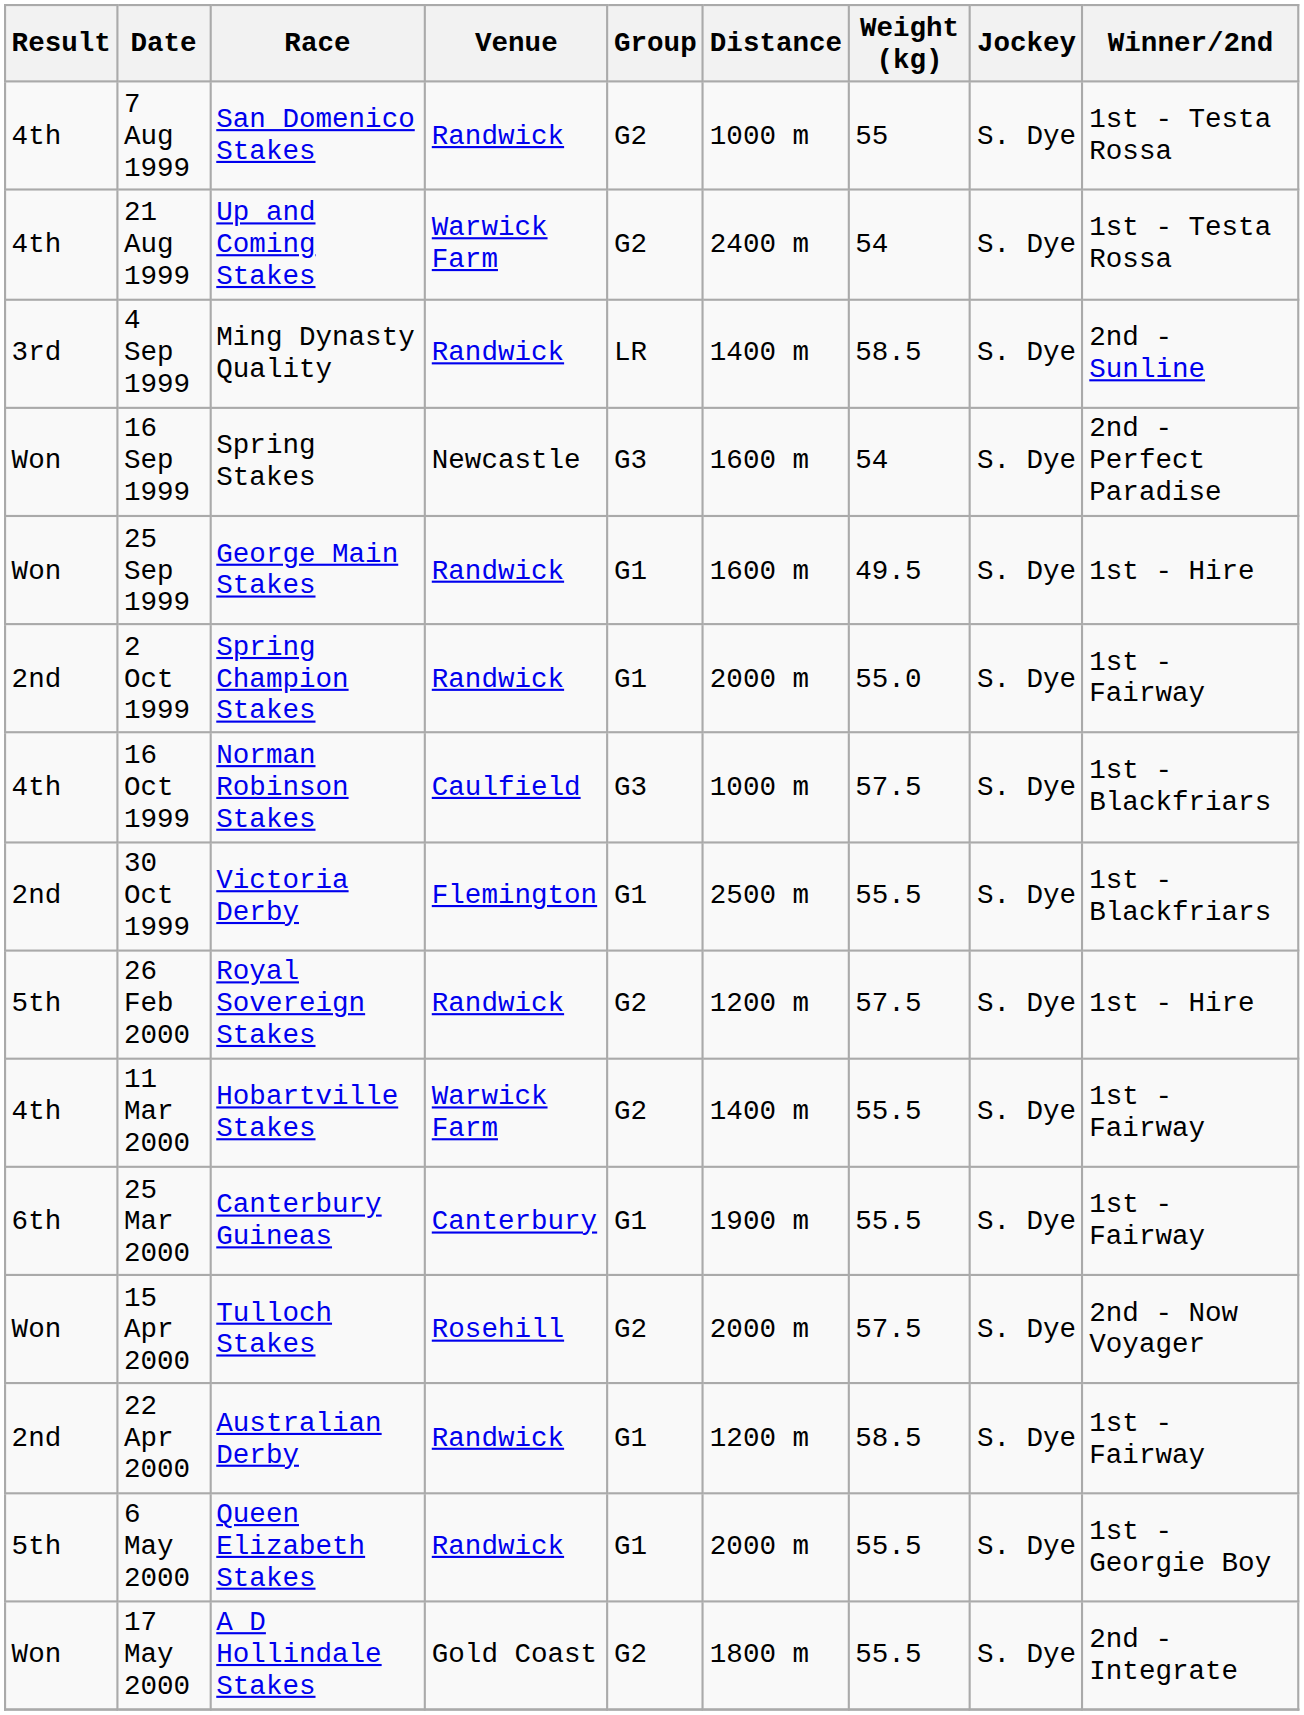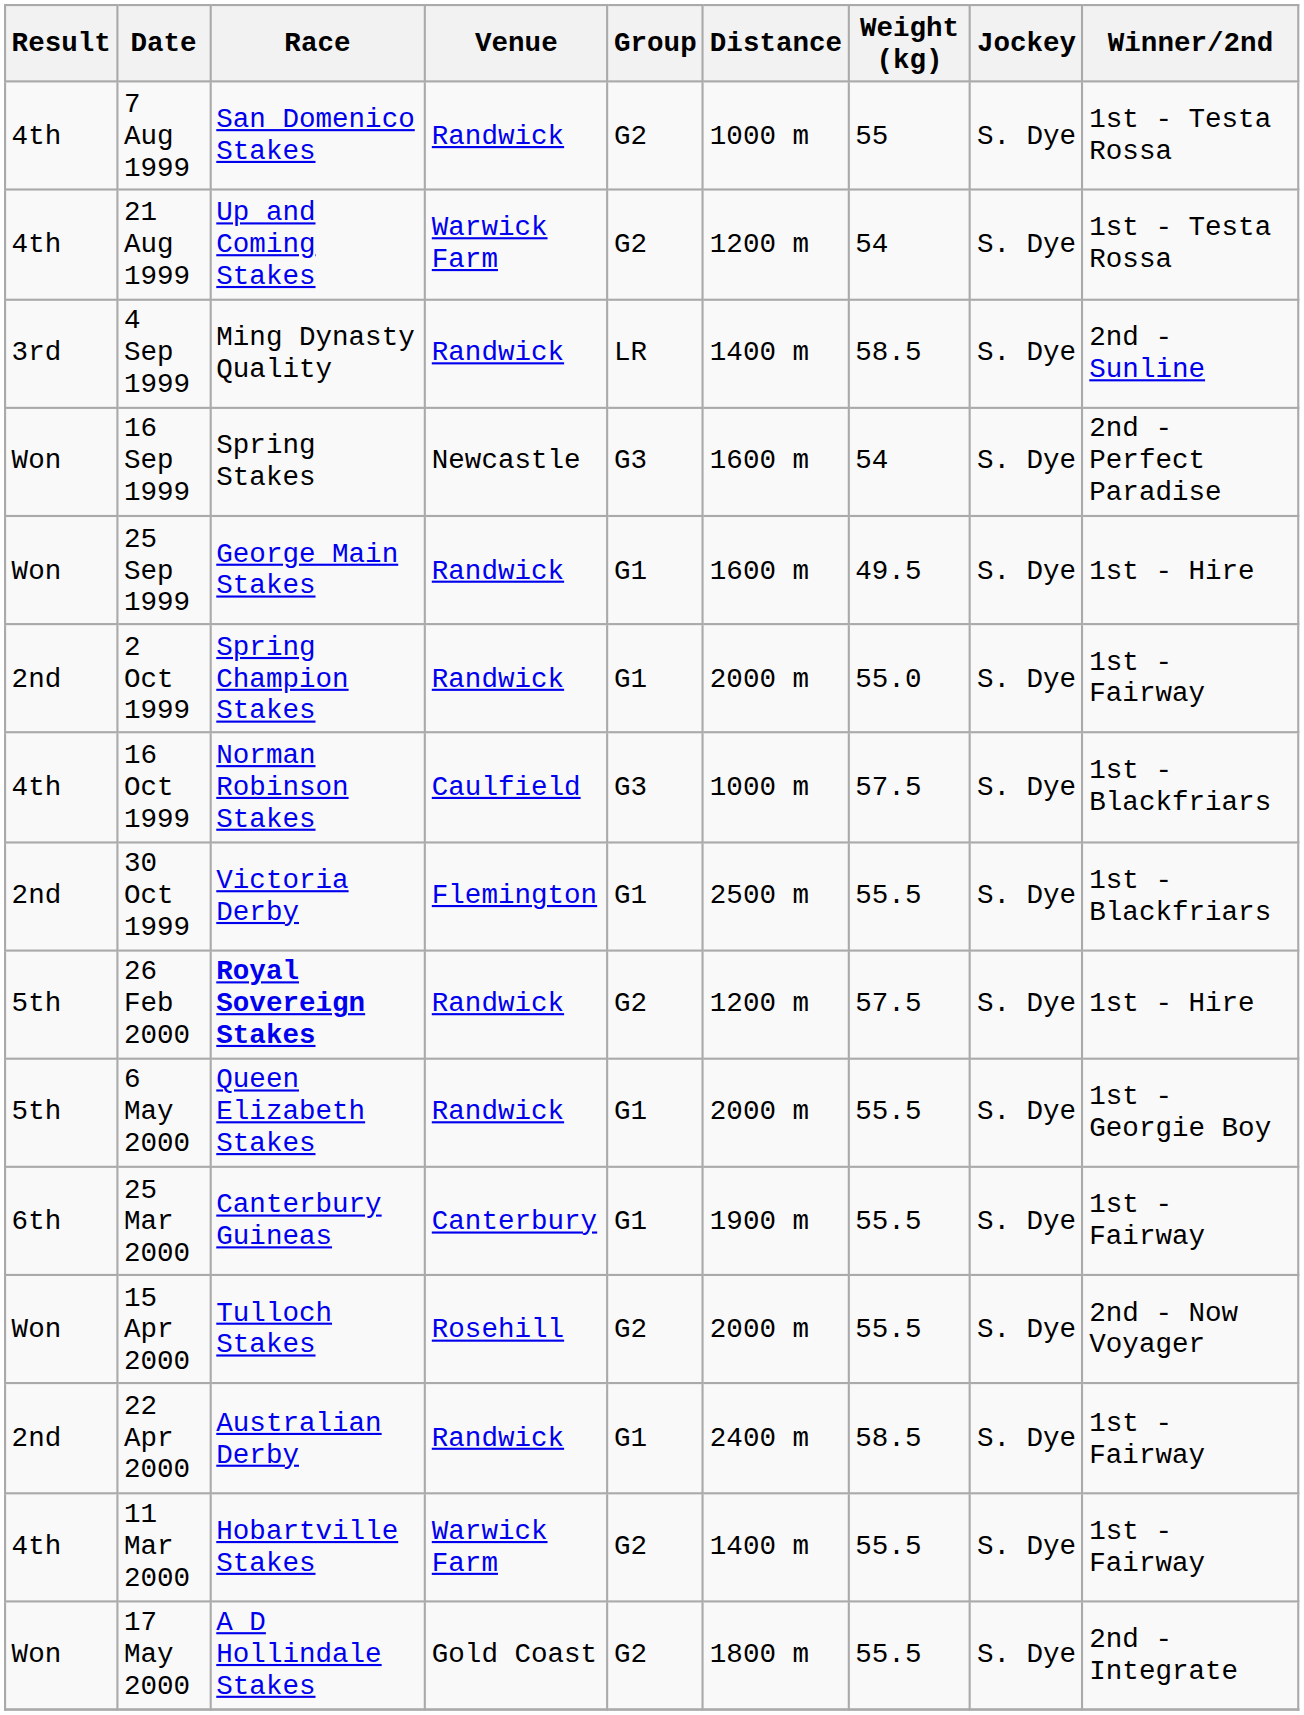(759, 245) 2400 m -> (759, 245) 1200 m
(291, 1004) normal -> (291, 1004) bold
rows swapped: (157, 1113) <-> (157, 1547)
(888, 1330) 57.5 -> (888, 1330) 55.5
(759, 1438) 1200 m -> (759, 1438) 2400 m
